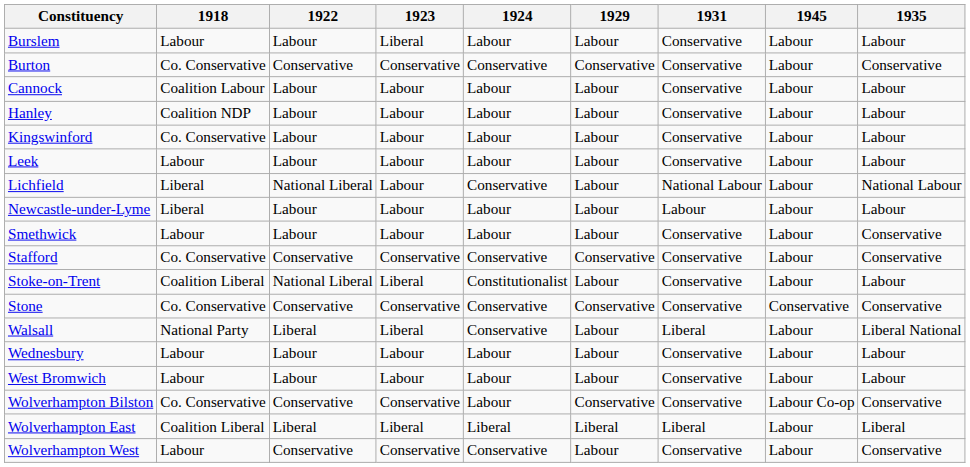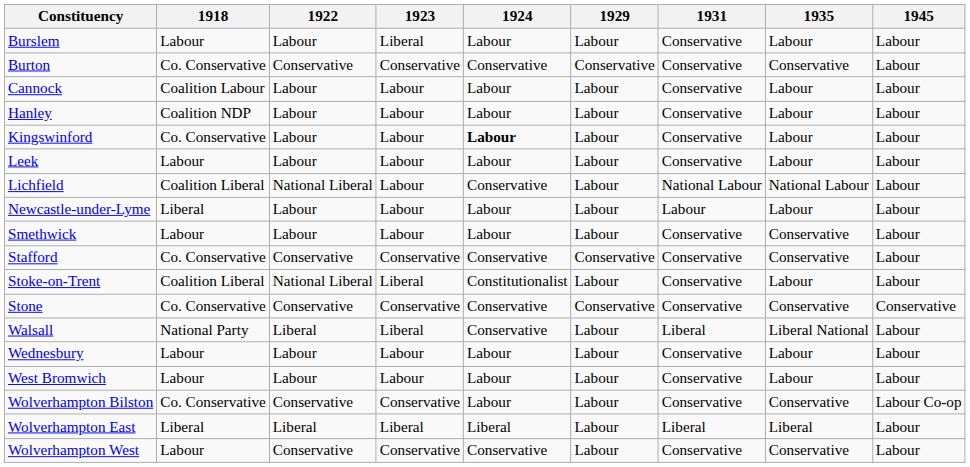columns swapped: (912, 16) <-> (812, 16)
(489, 137) normal -> (492, 137) bold
(182, 185) Liberal -> (212, 185) Coalition Liberal
(615, 402) Conservative -> (597, 402) Labour
(212, 426) Coalition Liberal -> (182, 426) Liberal
(597, 426) Liberal -> (597, 426) Labour
